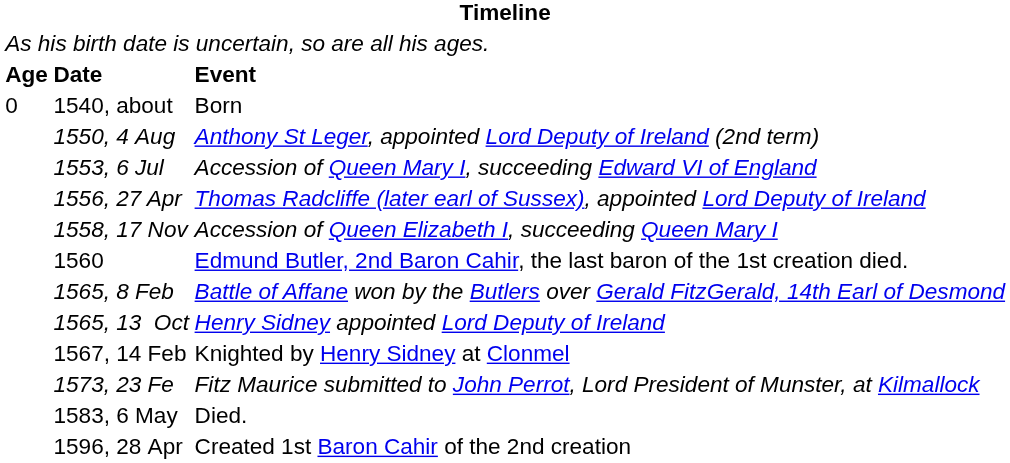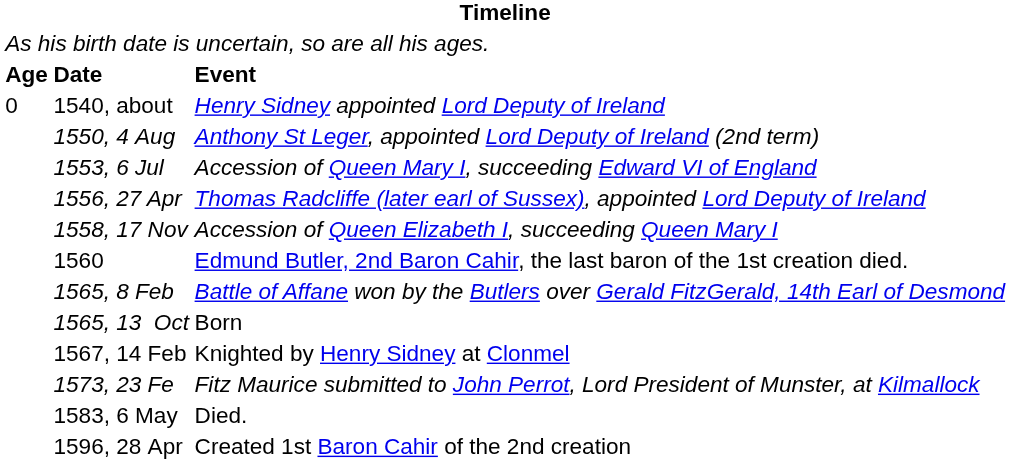(218, 105) Born -> (430, 105) Henry Sidney appointed Lord Deputy of Ireland
(430, 322) Henry Sidney appointed Lord Deputy of Ireland -> (218, 322) Born
